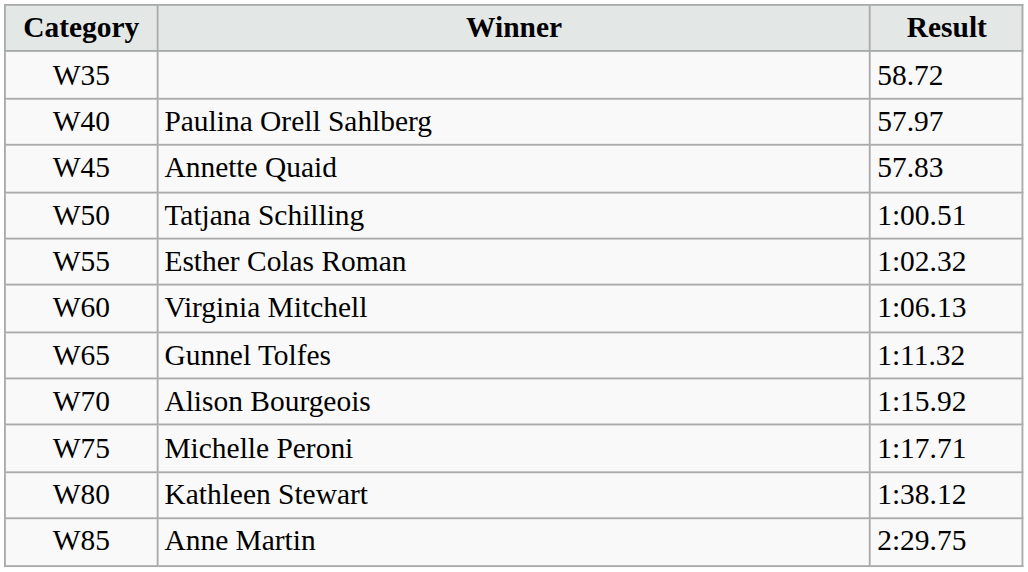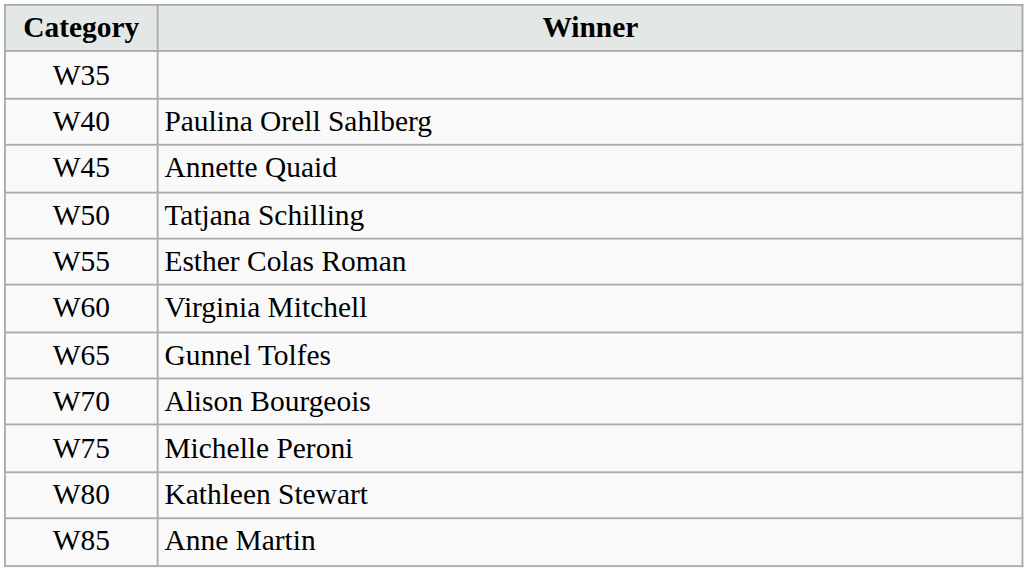- column: (947, 27)
